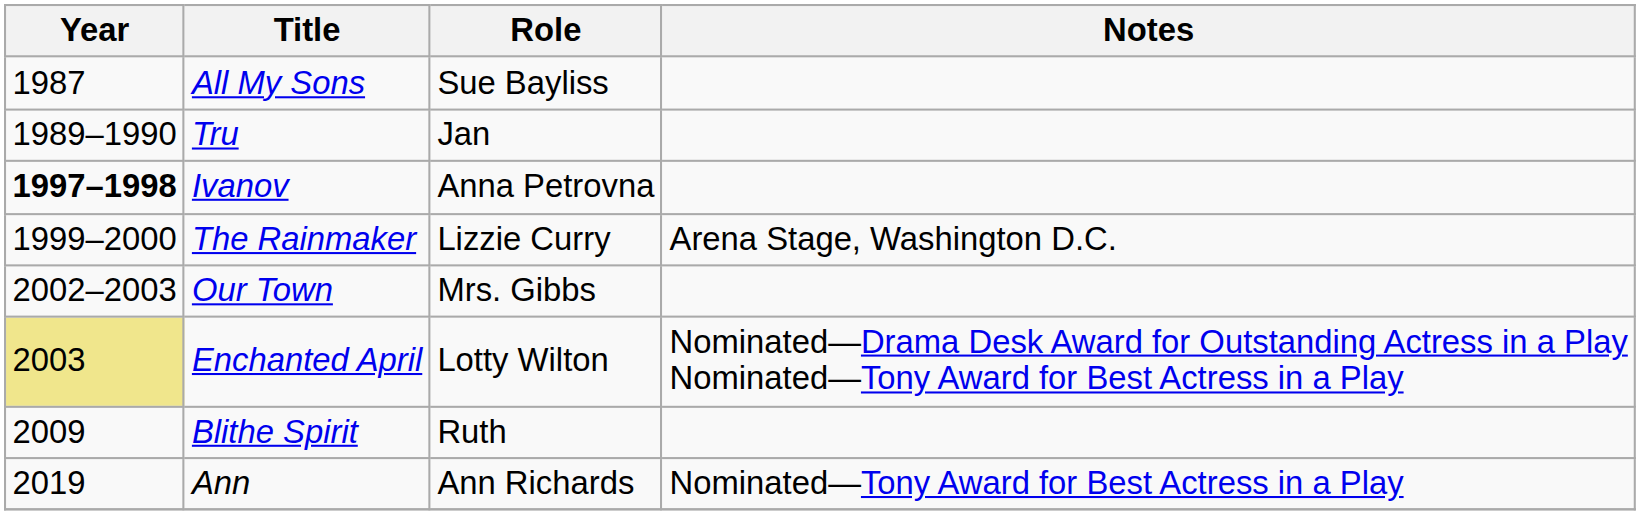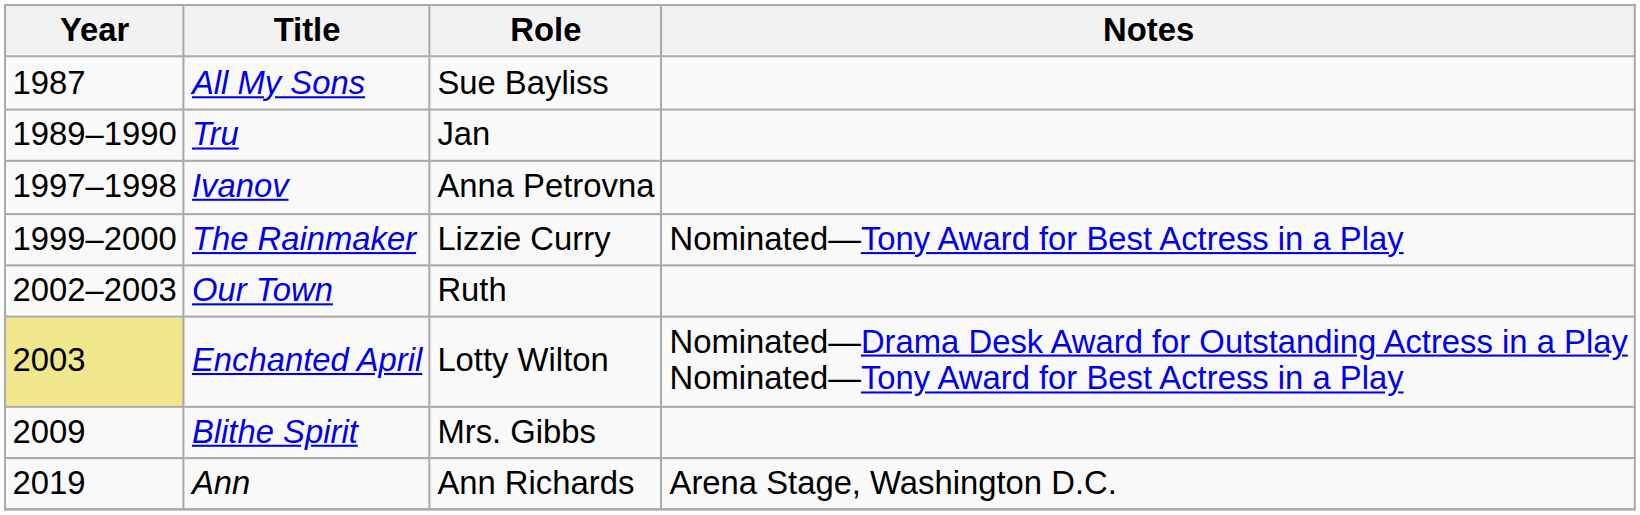(95, 186) bold -> (95, 186) normal
(893, 238) Arena Stage, Washington D.C. -> (1037, 238) Nominated—Tony Award for Best Actress in a Play
(517, 290) Mrs. Gibbs -> (472, 290) Ruth
(472, 431) Ruth -> (517, 431) Mrs. Gibbs
(1037, 483) Nominated—Tony Award for Best Actress in a Play -> (893, 483) Arena Stage, Washington D.C.
